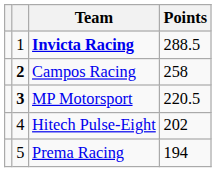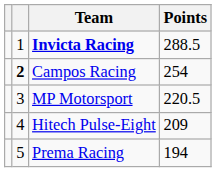(176, 71) 258 -> (176, 71) 254
(20, 98) bold -> (20, 98) normal
(176, 125) 202 -> (176, 125) 209
